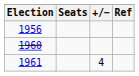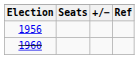- row: (30, 62)
